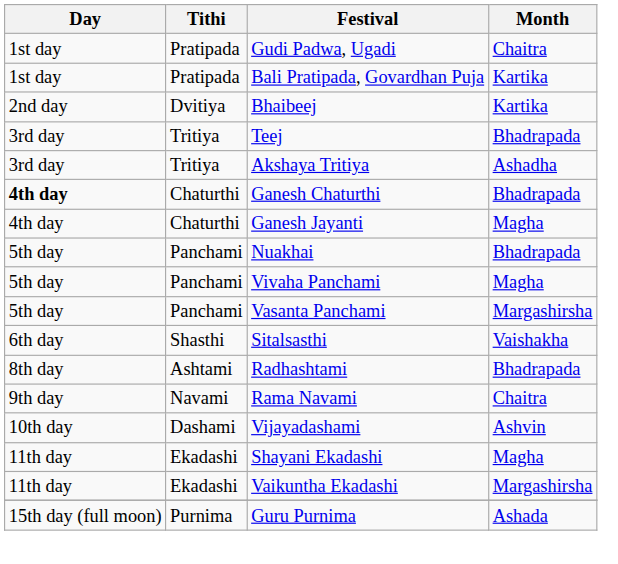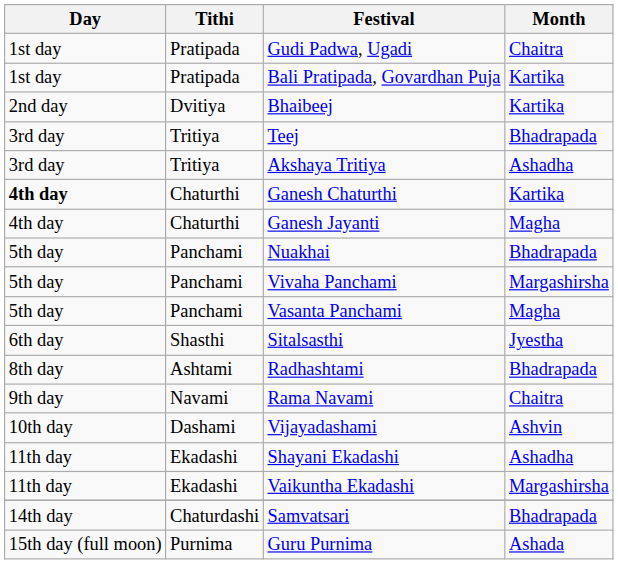(537, 194) Bhadrapada -> (537, 194) Kartika
(518, 281) Magha -> (559, 281) Margashirsha
(543, 310) Margashirsha -> (535, 310) Magha
(530, 340) Vaishakha -> (536, 340) Jyestha
(518, 456) Magha -> (541, 456) Ashadha
+ row: (308, 515)
